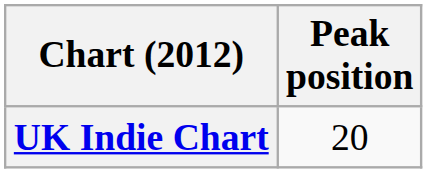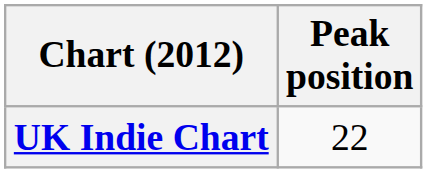(350, 136) 20 -> (350, 136) 22
